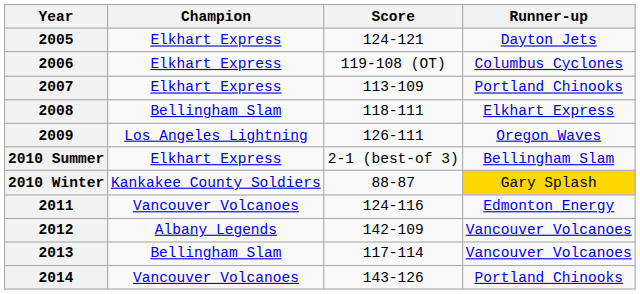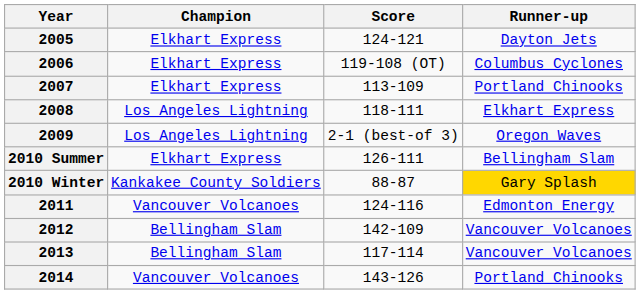(216, 111) Bellingham Slam -> (216, 111) Los Angeles Lightning
(393, 135) 126-111 -> (393, 135) 2-1 (best-of 3)
(393, 159) 2-1 (best-of 3) -> (393, 159) 126-111
(216, 230) Albany Legends -> (216, 230) Bellingham Slam
